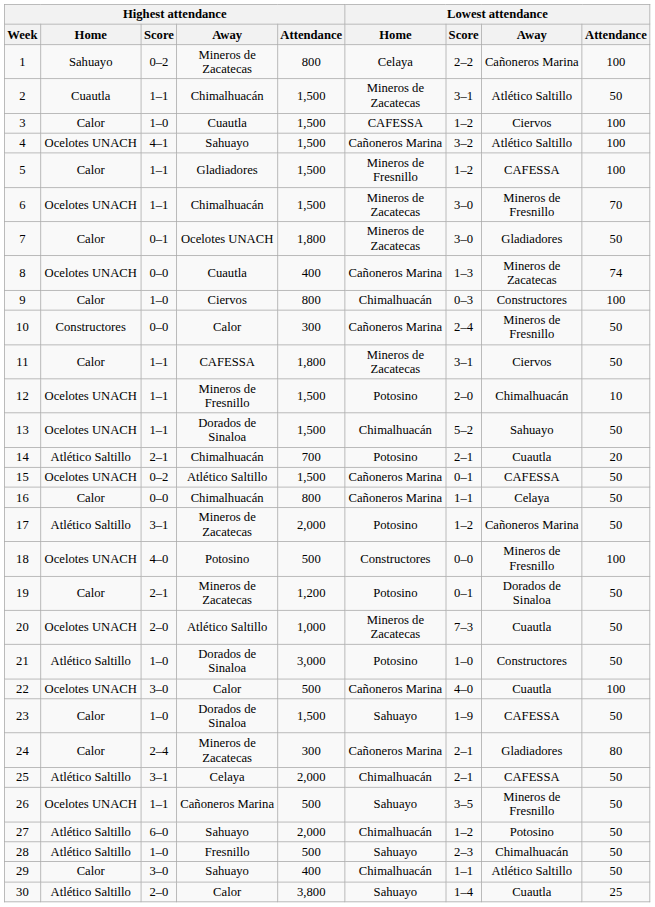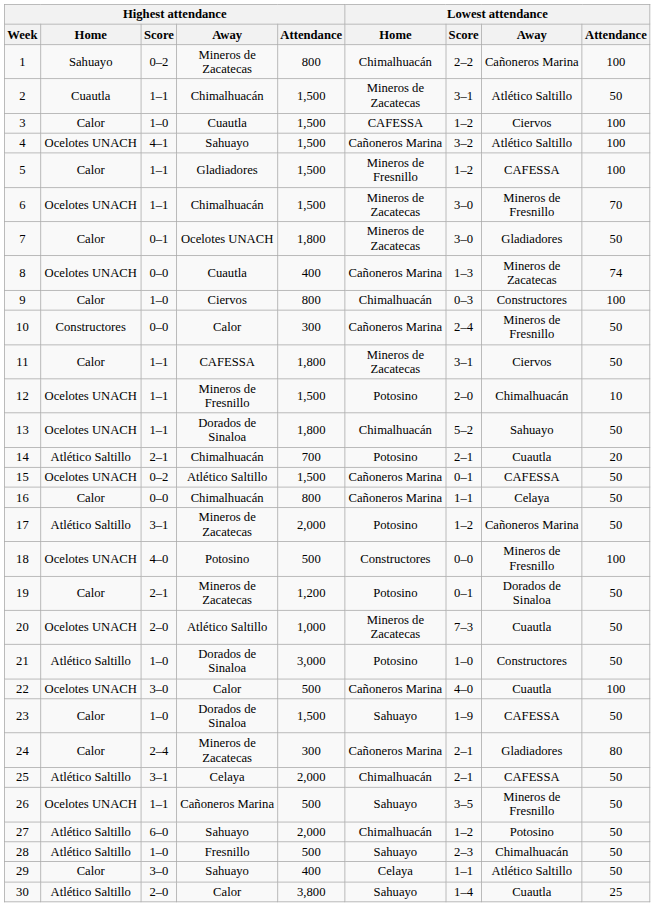(395, 61) Celaya -> (395, 61) Chimalhuacán
(311, 430) 1,500 -> (311, 430) 1,800
(395, 871) Chimalhuacán -> (395, 871) Celaya
